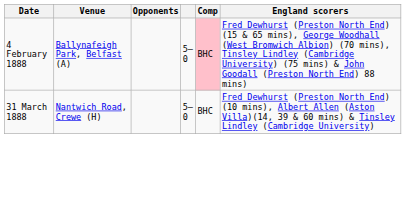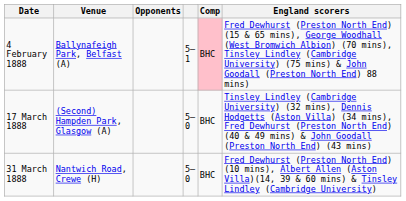(188, 54) 5–0 -> (190, 54) 5–1
+ row: (27, 122)
